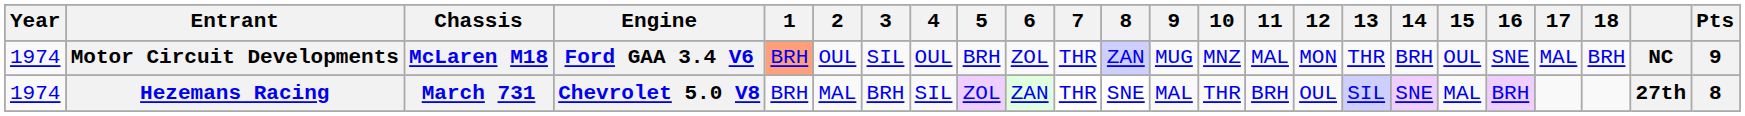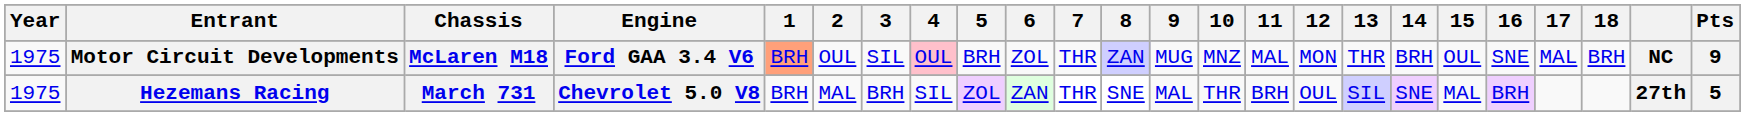(35, 58) 1974 -> (35, 58) 1975
(934, 58) no background -> (934, 58) pink background
(35, 93) 1974 -> (35, 93) 1975
(1715, 93) 8 -> (1715, 93) 5
